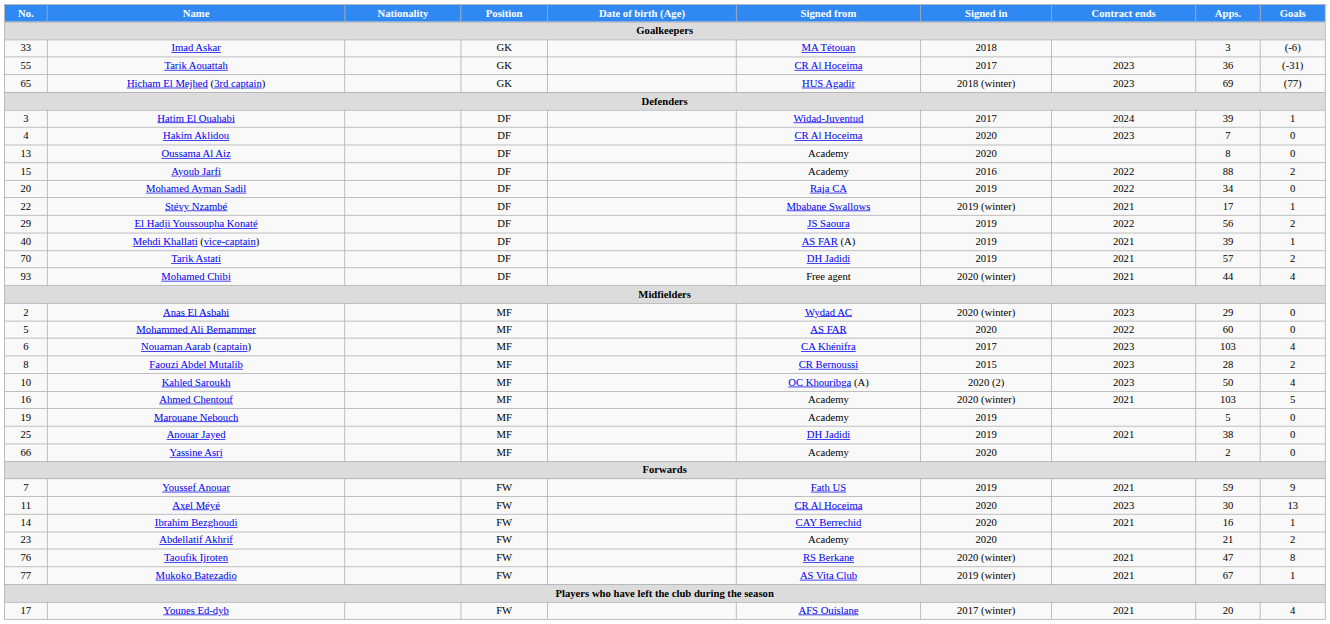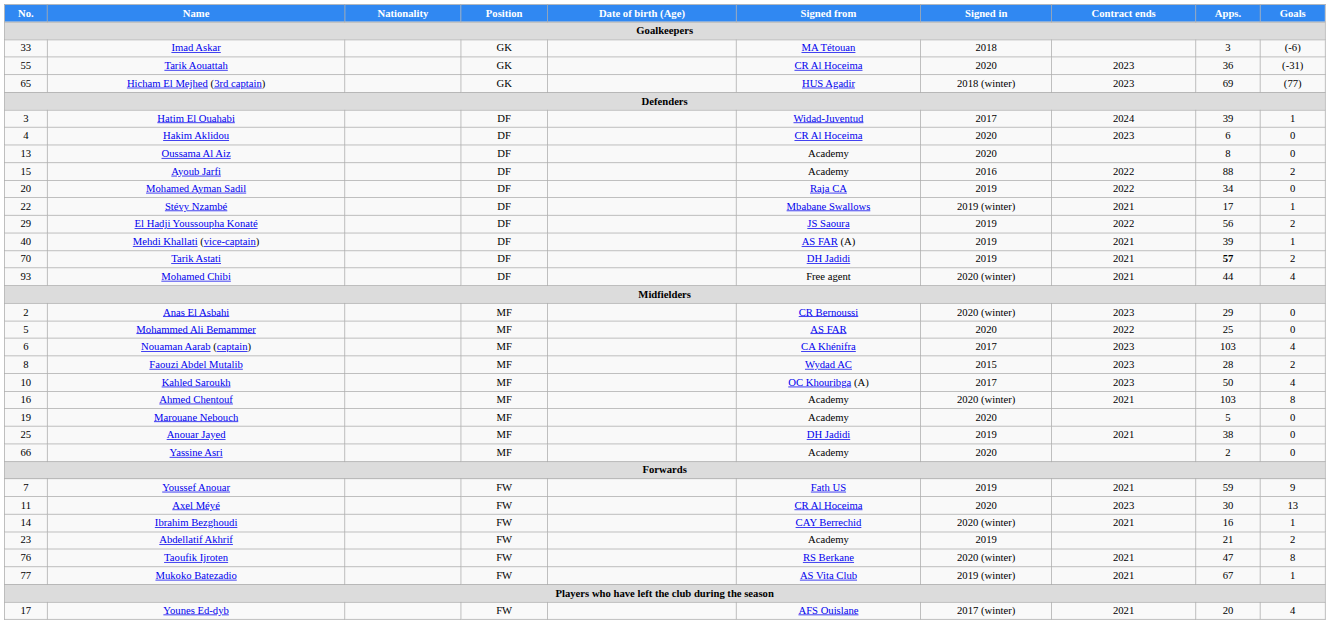(986, 66) 2017 -> (986, 66) 2020
(1228, 136) 7 -> (1228, 136) 6
(1228, 259) normal -> (1228, 259) bold
(828, 312) Wydad AC -> (828, 312) CR Bernoussi
(1228, 330) 60 -> (1228, 330) 25
(828, 365) CR Bernoussi -> (828, 365) Wydad AC
(986, 382) 2020 (2) -> (986, 382) 2017
(1293, 400) 5 -> (1293, 400) 8
(986, 417) 2019 -> (986, 417) 2020
(986, 523) 2020 -> (986, 523) 2020 (winter)
(986, 540) 2020 -> (986, 540) 2019
